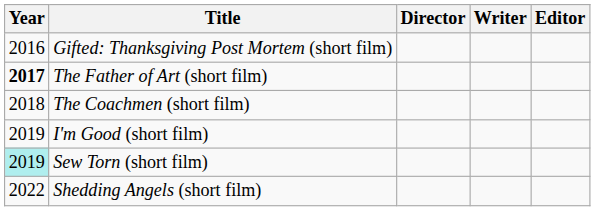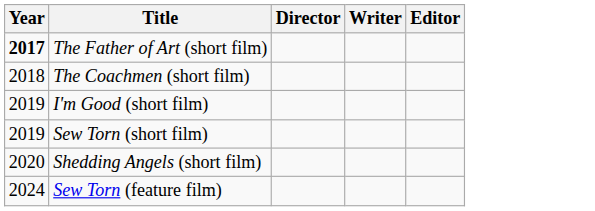- row: (223, 47)
(27, 162) paleturquoise background -> (27, 133) no background
(27, 190) 2022 -> (27, 162) 2020
+ row: (138, 190)
